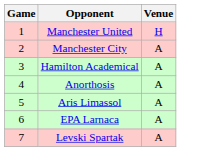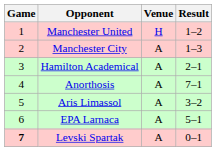+ column: (194, 13)
(21, 137) normal -> (21, 137) bold
